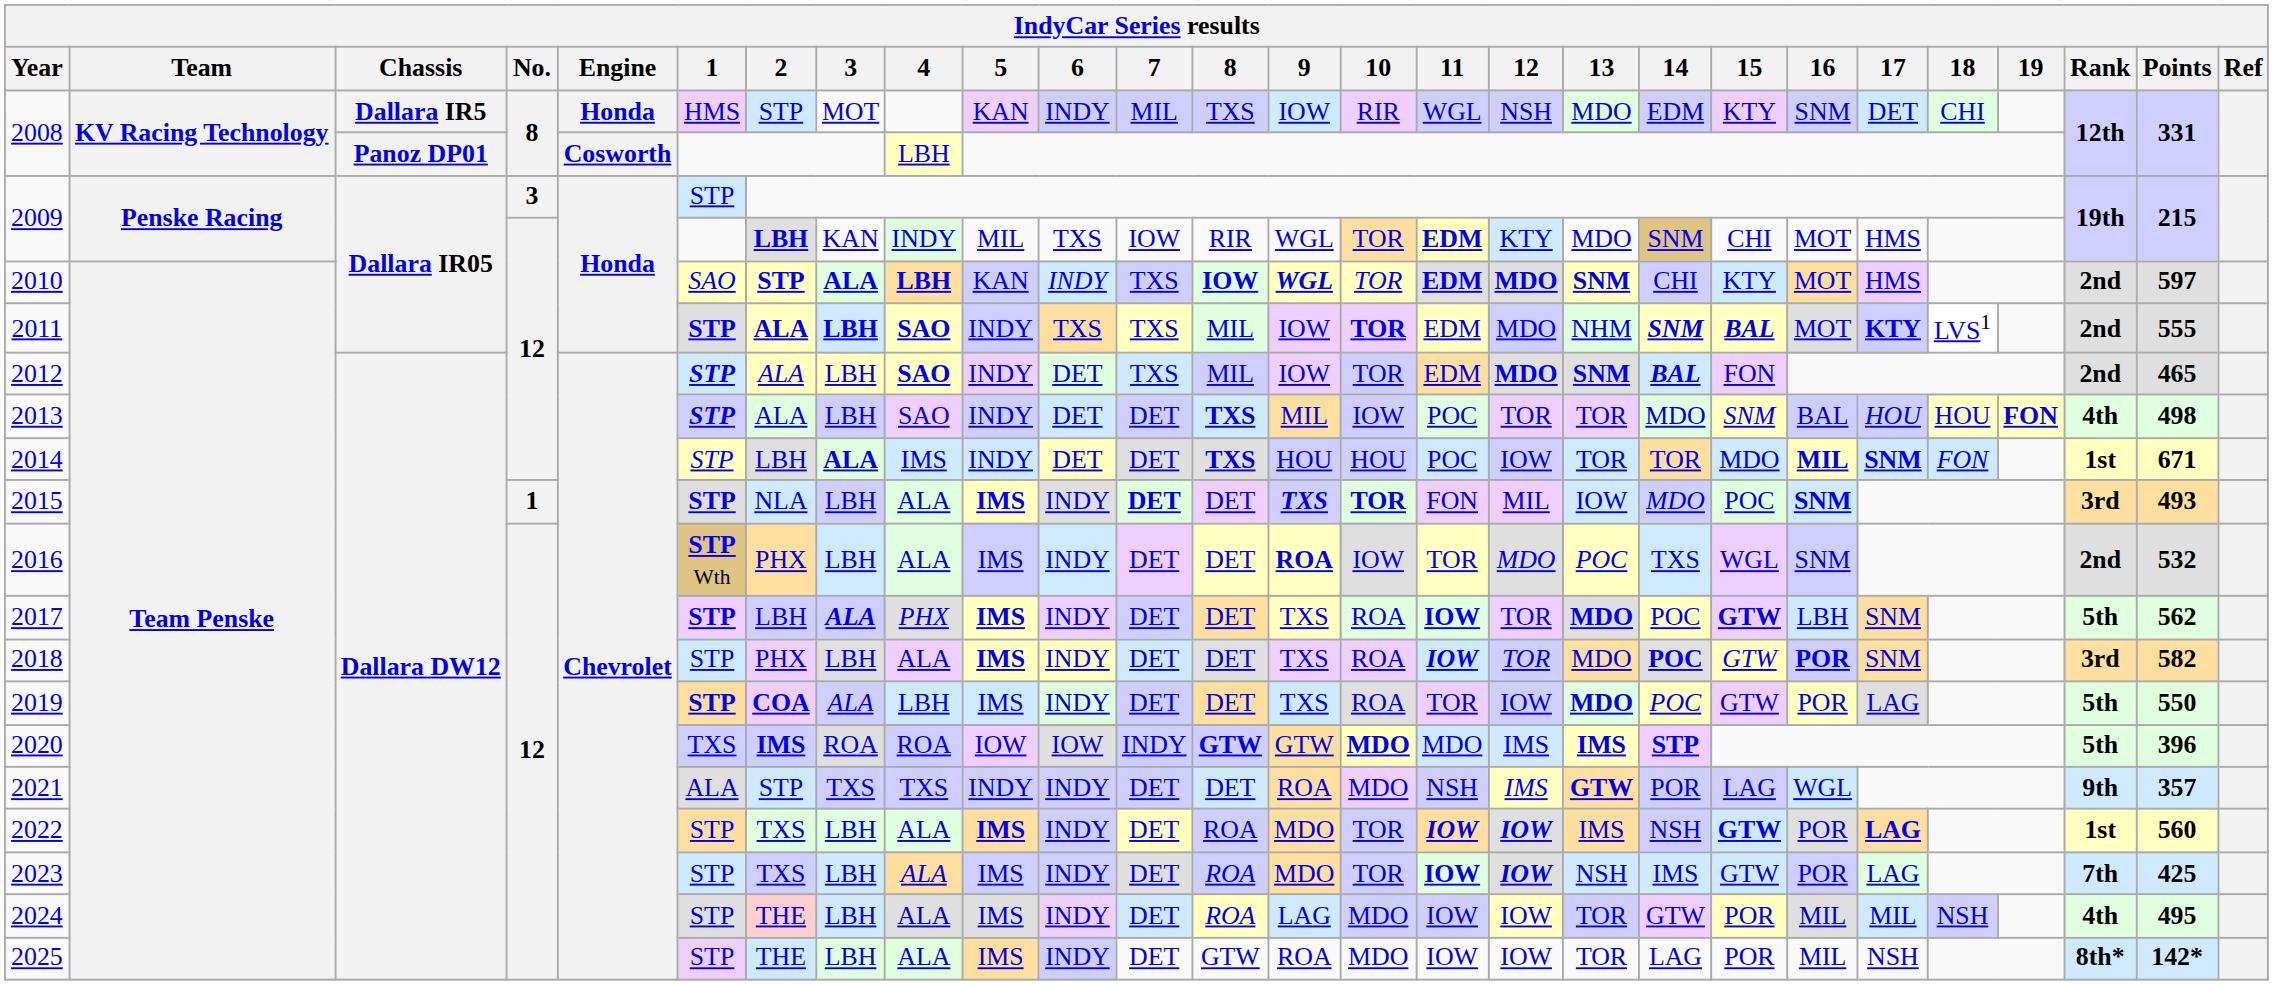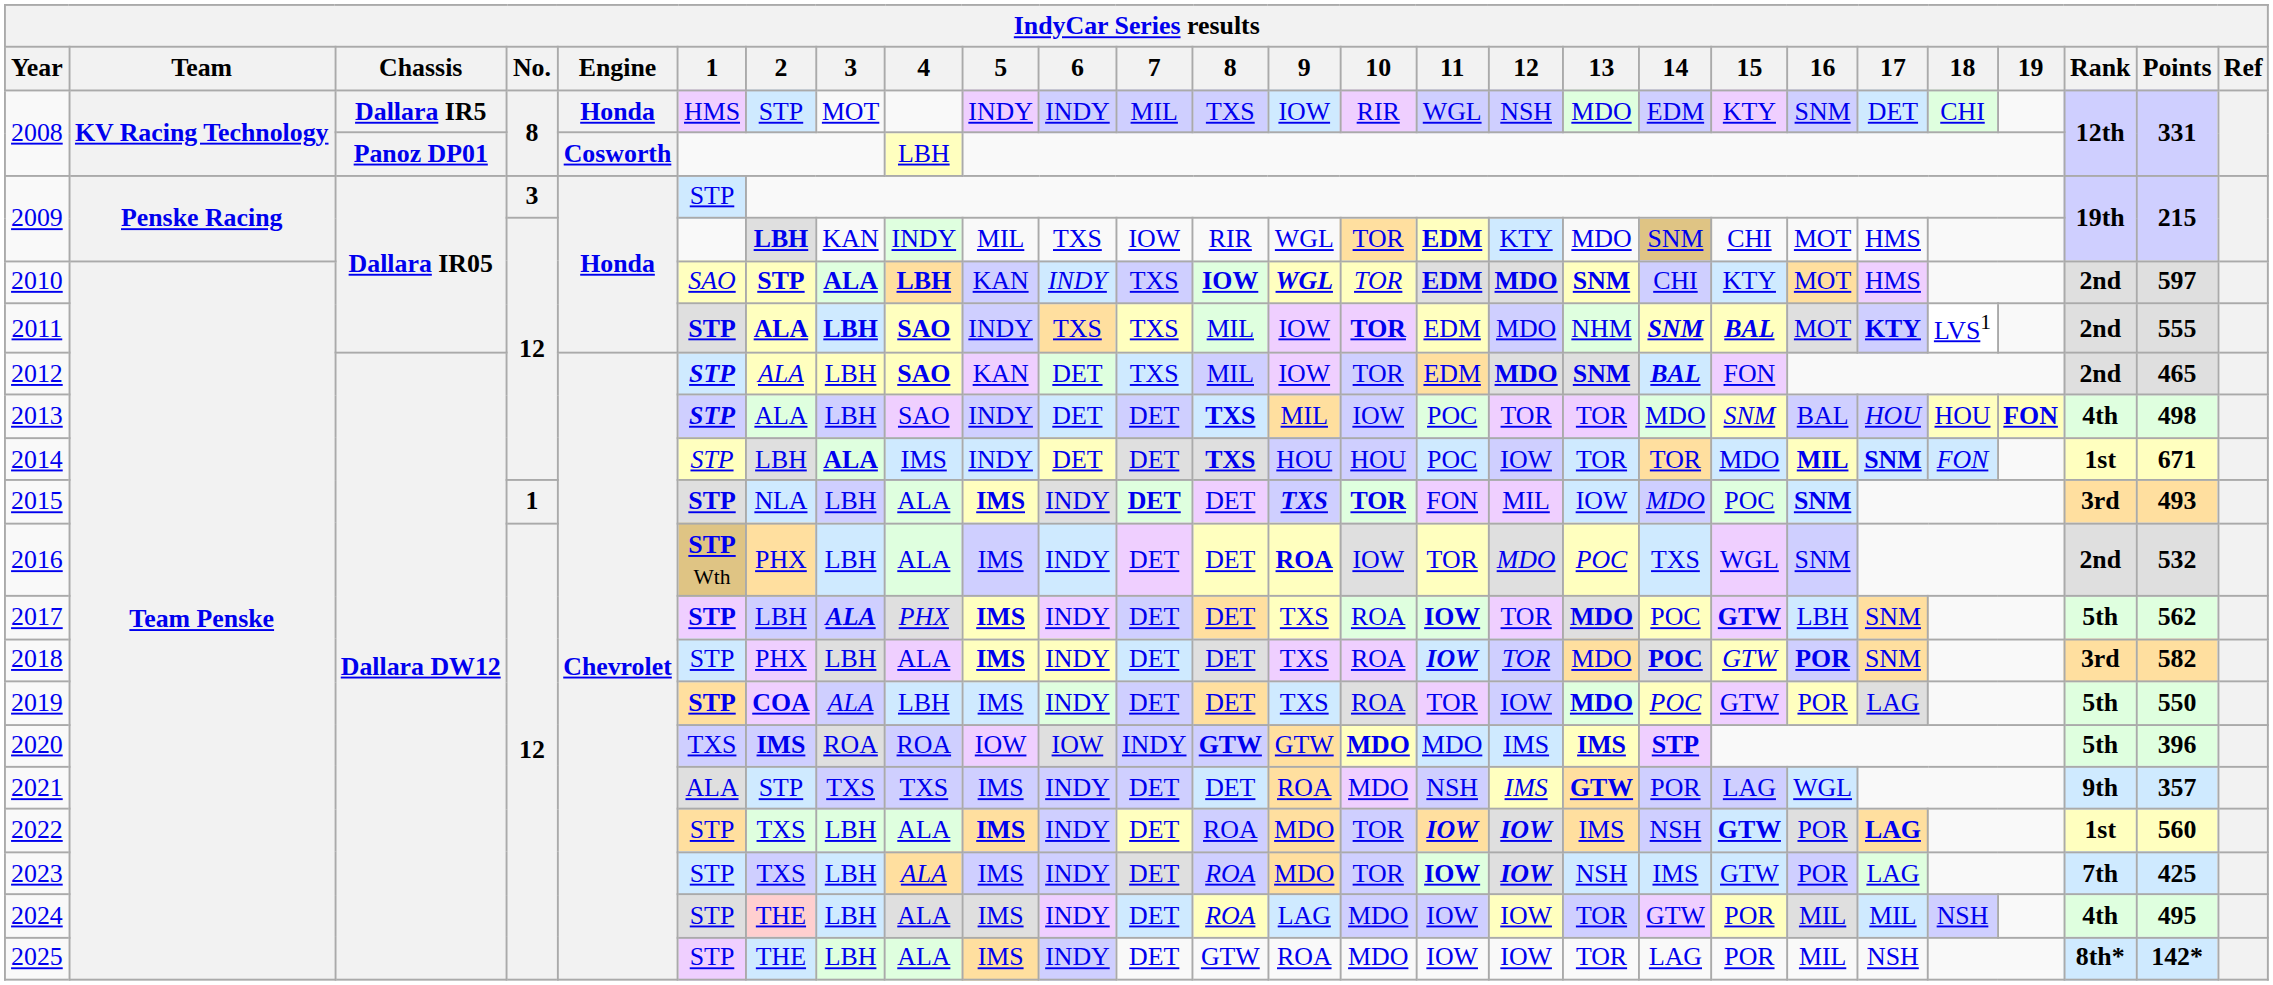(1001, 110) KAN -> (1001, 110) INDY
(1001, 373) INDY -> (1001, 373) KAN
(1001, 787) INDY -> (1001, 787) IMS
